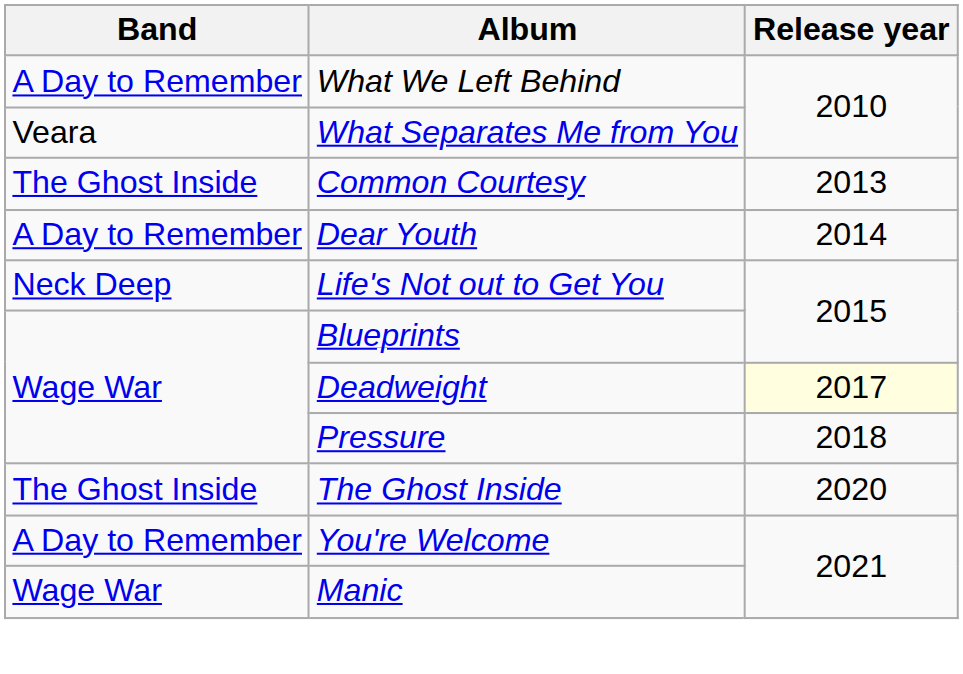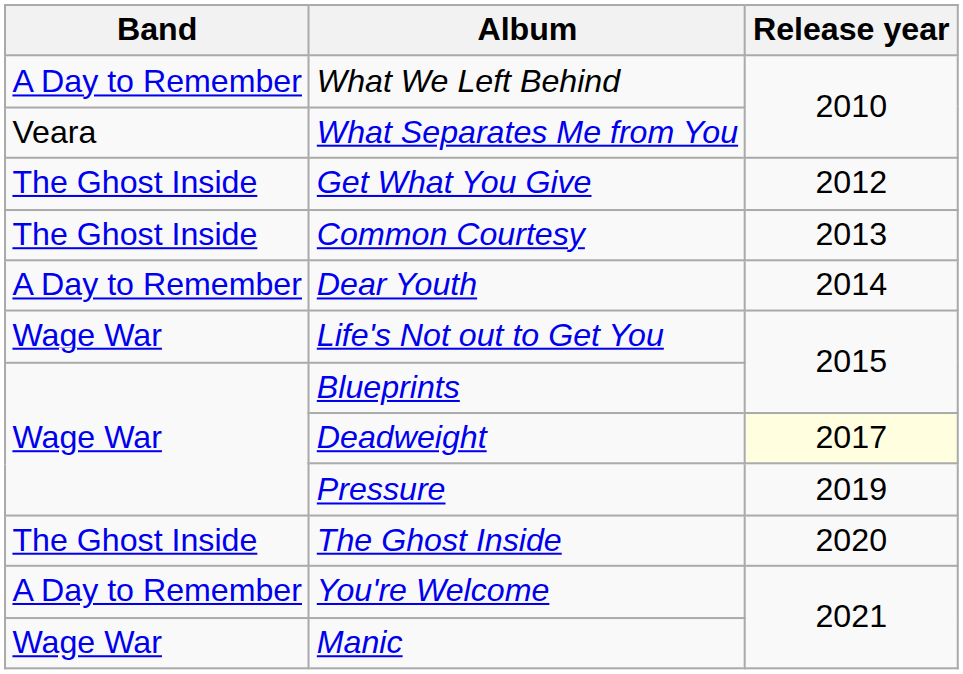+ row: (454, 183)
(92, 285) Neck Deep -> (87, 336) Wage War
(851, 438) 2018 -> (851, 489) 2019
